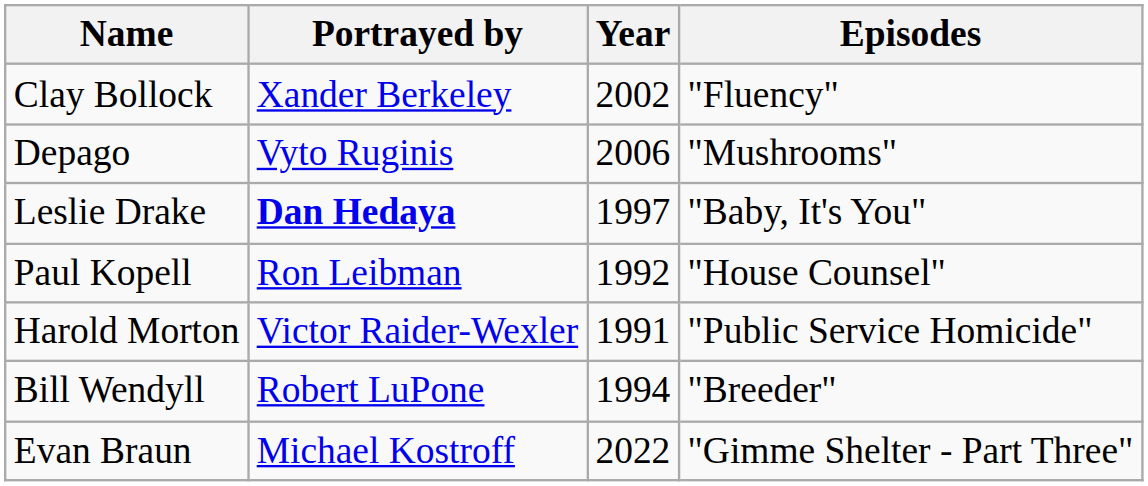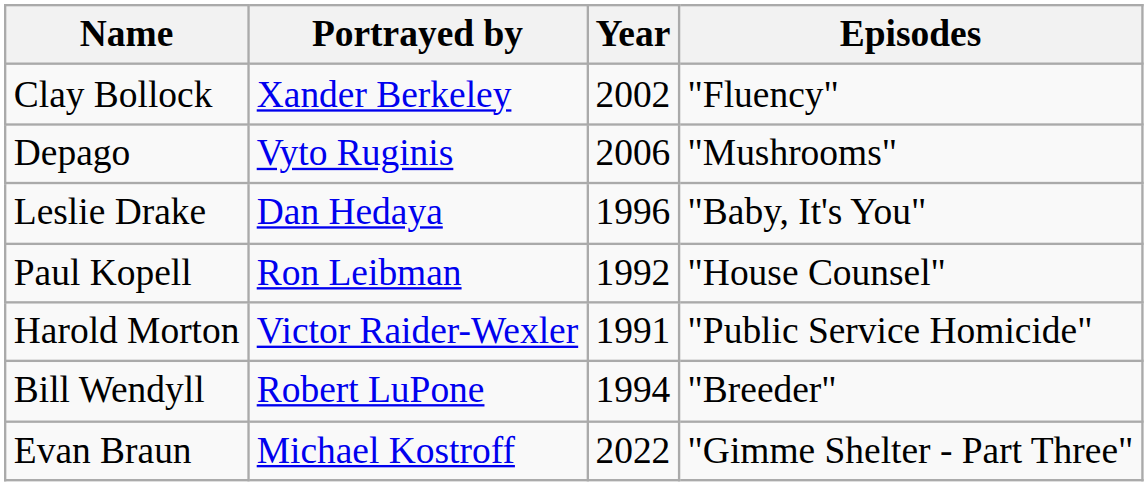(356, 212) bold -> (350, 212) normal
(633, 212) 1997 -> (633, 212) 1996
